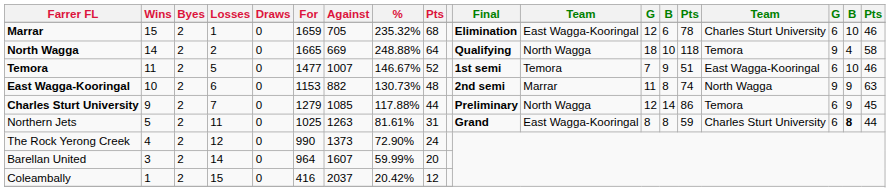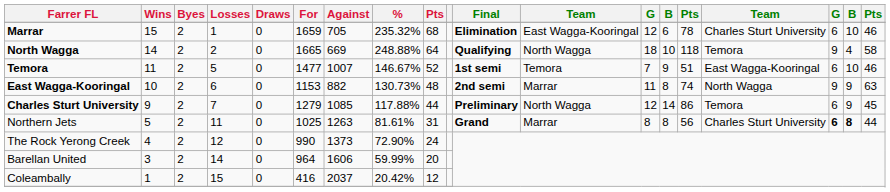(581, 122) East Wagga-Kooringal -> (540, 122) Marrar
(687, 122) 59 -> (687, 122) 56
(835, 122) normal -> (835, 122) bold
(340, 159) 1607 -> (340, 159) 1606
